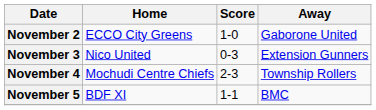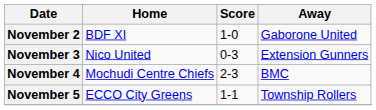(139, 34) ECCO City Greens -> (106, 34) BDF XI
(309, 74) Township Rollers -> (275, 74) BMC
(106, 94) BDF XI -> (139, 94) ECCO City Greens
(275, 94) BMC -> (309, 94) Township Rollers
